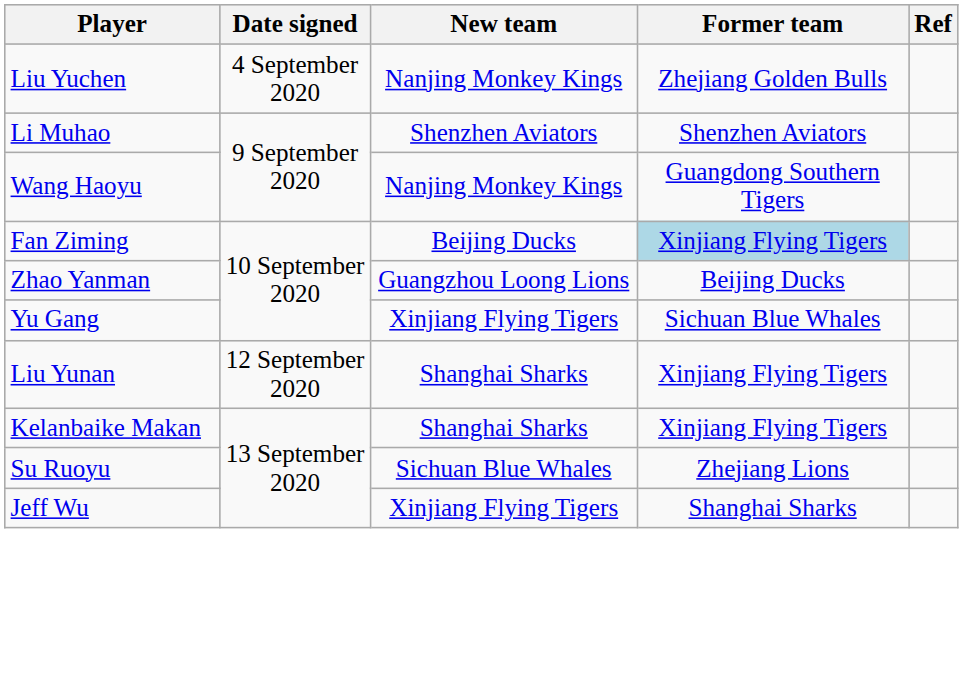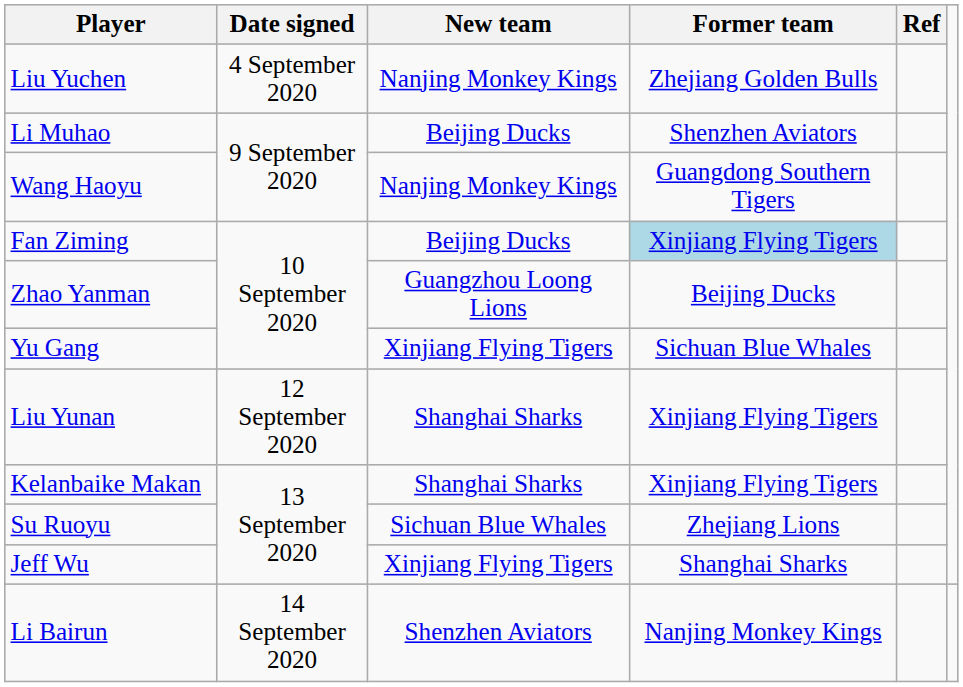(504, 132) Shenzhen Aviators -> (498, 132) Beijing Ducks
+ row: (59, 632)
